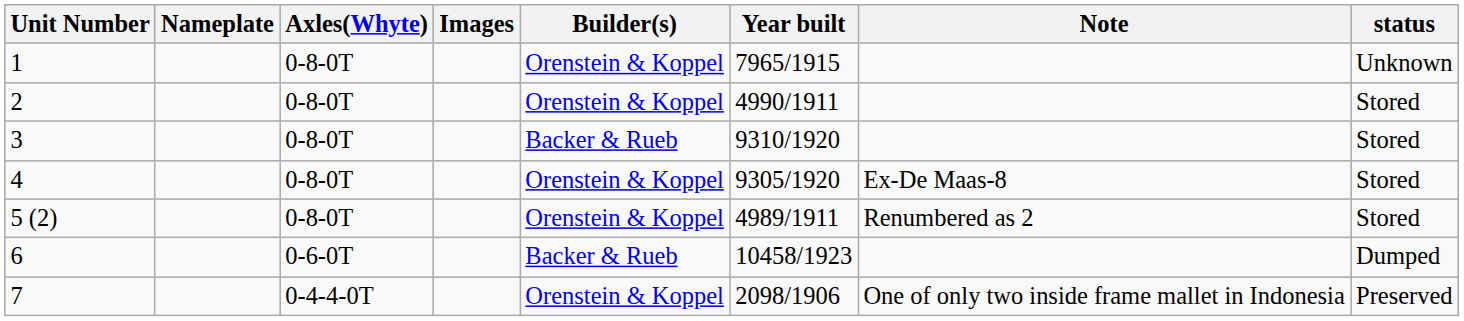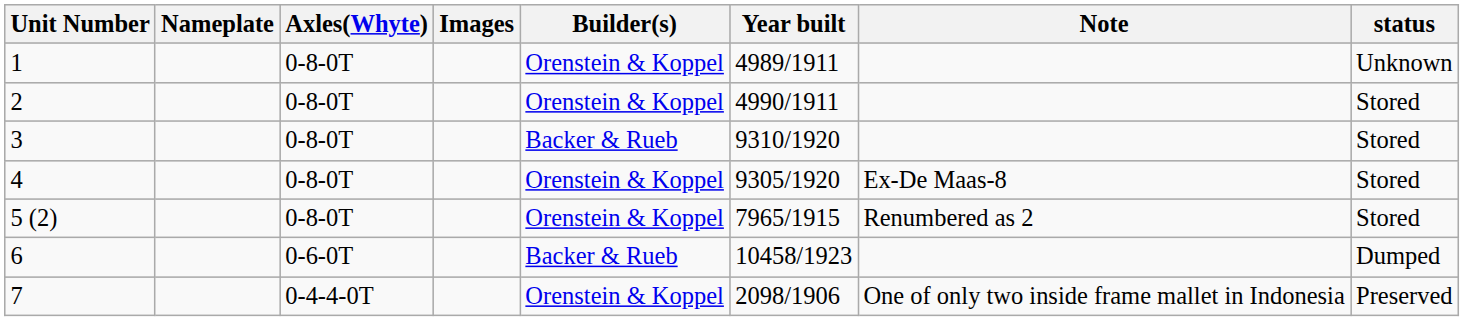(788, 62) 7965/1915 -> (787, 62) 4989/1911
(787, 218) 4989/1911 -> (788, 218) 7965/1915
